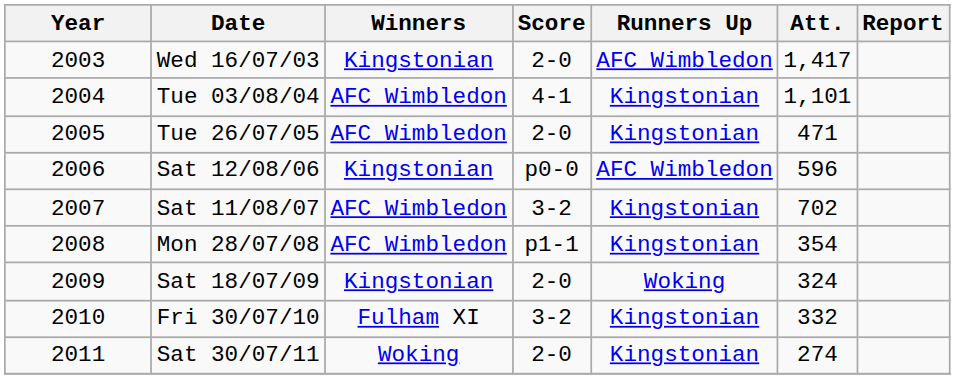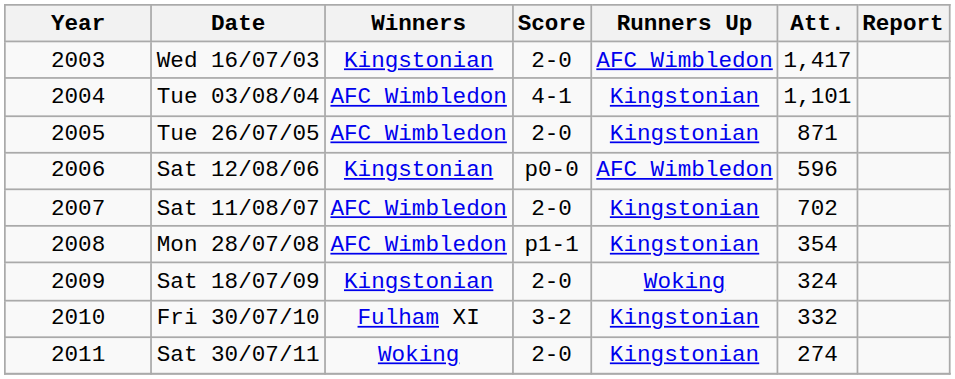(817, 134) 471 -> (817, 134) 871
(552, 208) 3-2 -> (552, 208) 2-0
